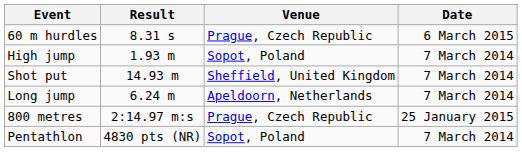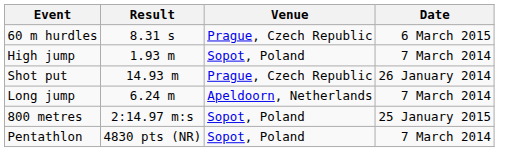(301, 76) Sheffield, United Kingdom -> (290, 76) Prague, Czech Republic
(469, 76) 7 March 2014 -> (435, 76) 26 January 2014
(290, 116) Prague, Czech Republic -> (256, 116) Sopot, Poland
